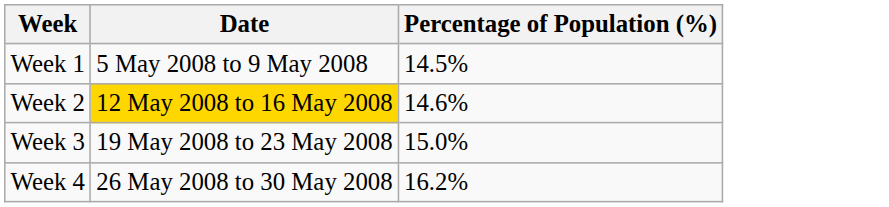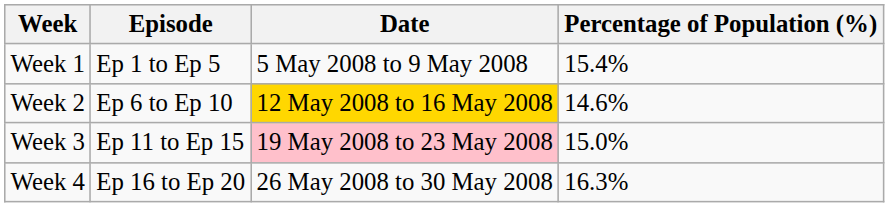+ column: (171, 24)
(436, 63) 14.5% -> (596, 63) 15.4%
(244, 142) no background -> (405, 142) pink background
(436, 181) 16.2% -> (596, 181) 16.3%
